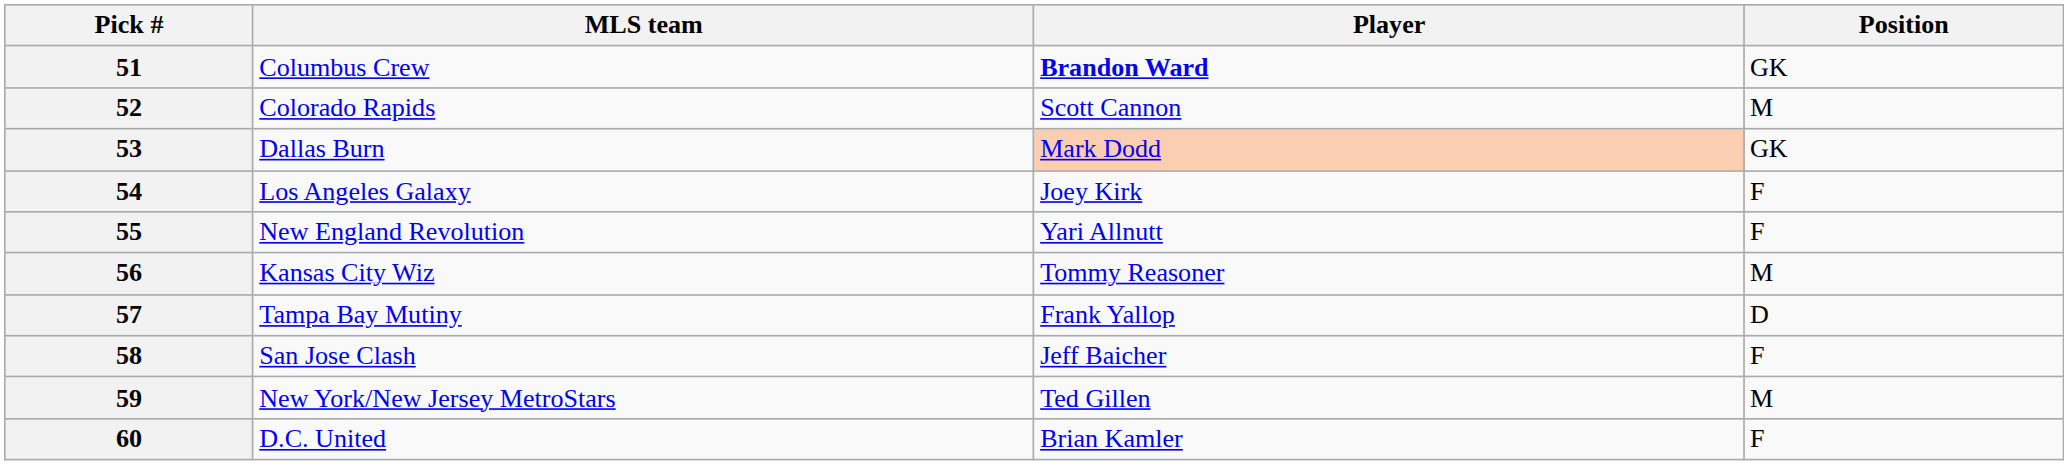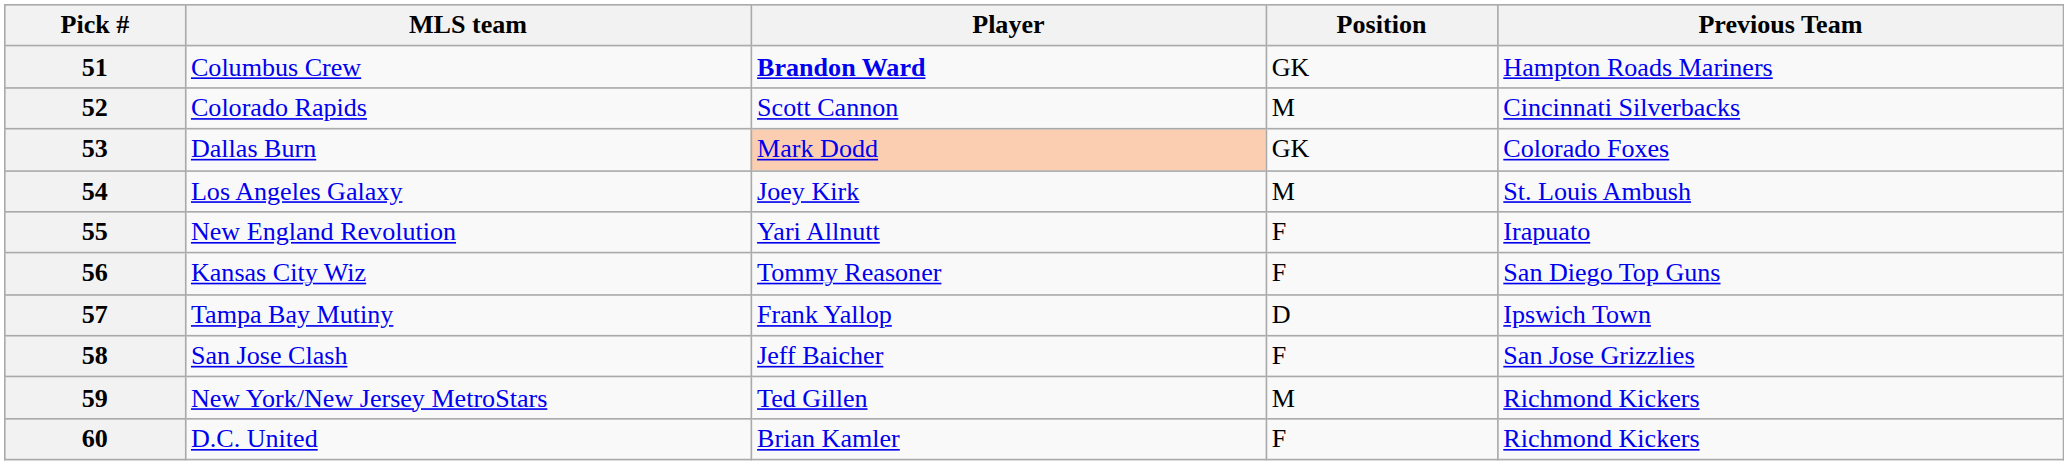+ column: (1780, 25)
(1757, 190) F -> (1283, 190) M
(1762, 273) M -> (1279, 273) F
